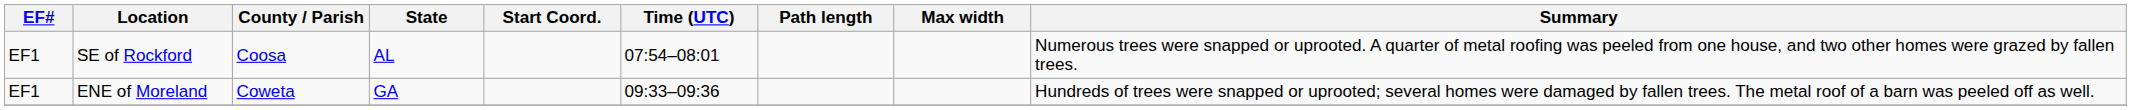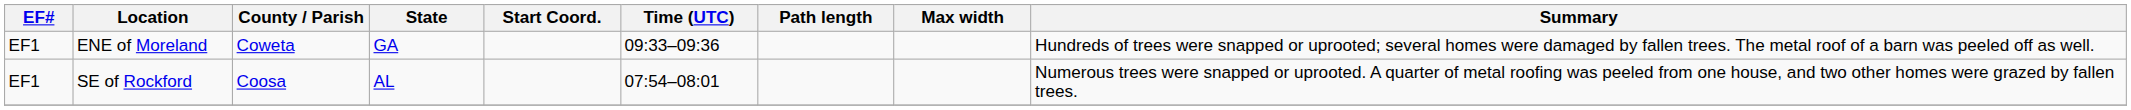rows swapped: (134, 54) <-> (142, 91)
